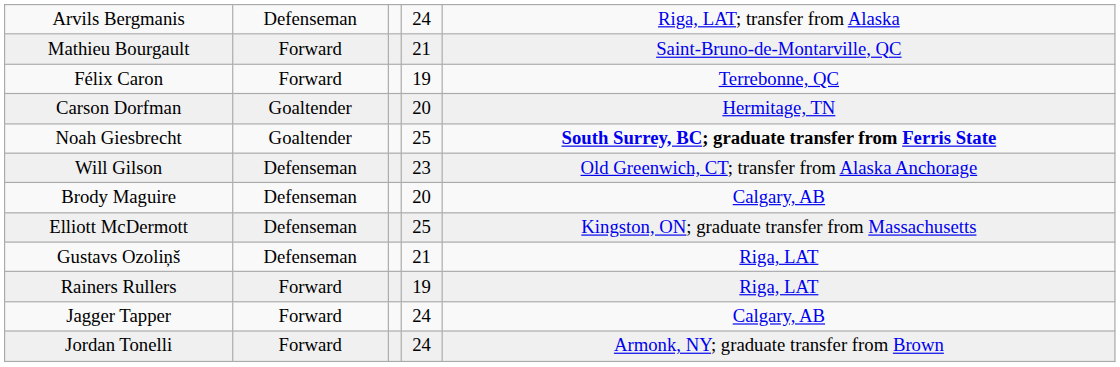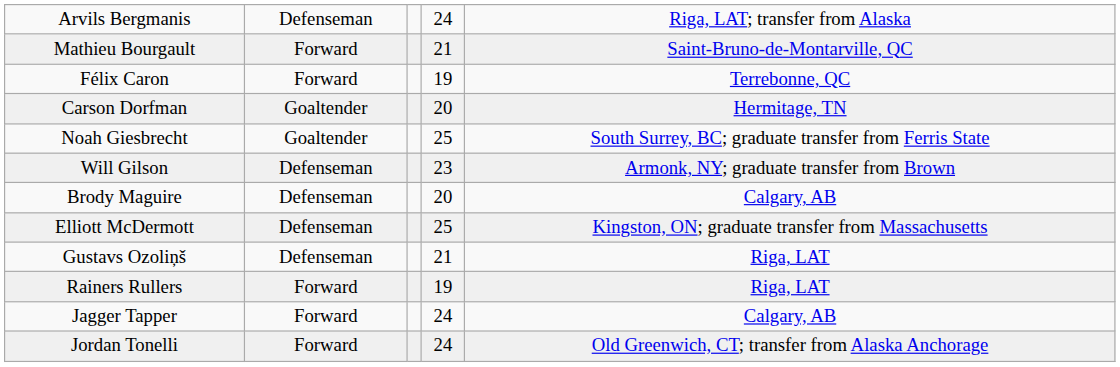(779, 138) bold -> (790, 138) normal
(779, 167) Old Greenwich, CT; transfer from Alaska Anchorage -> (790, 167) Armonk, NY; graduate transfer from Brown
(779, 345) Armonk, NY; graduate transfer from Brown -> (790, 345) Old Greenwich, CT; transfer from Alaska Anchorage
